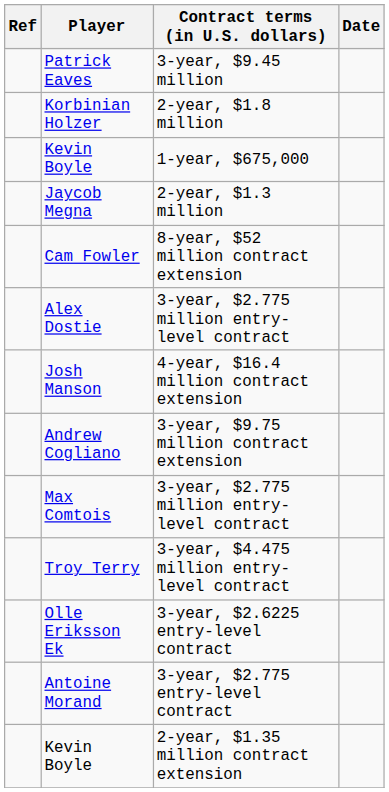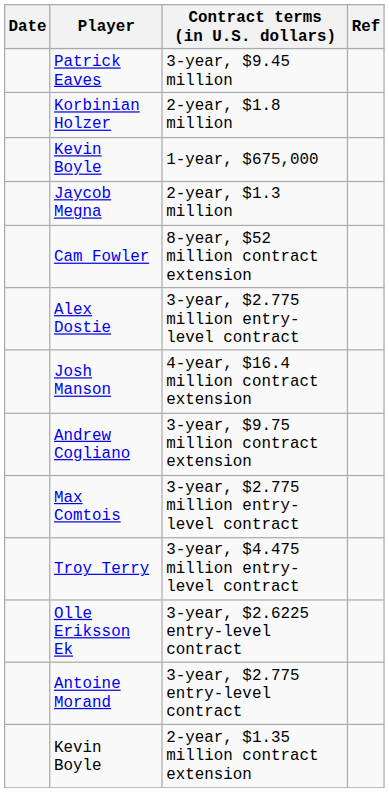columns swapped: (361, 27) <-> (23, 27)
